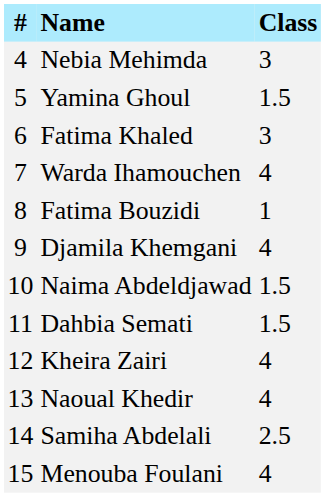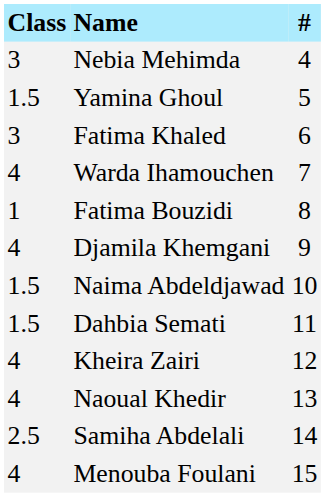columns swapped: (20, 22) <-> (288, 22)
